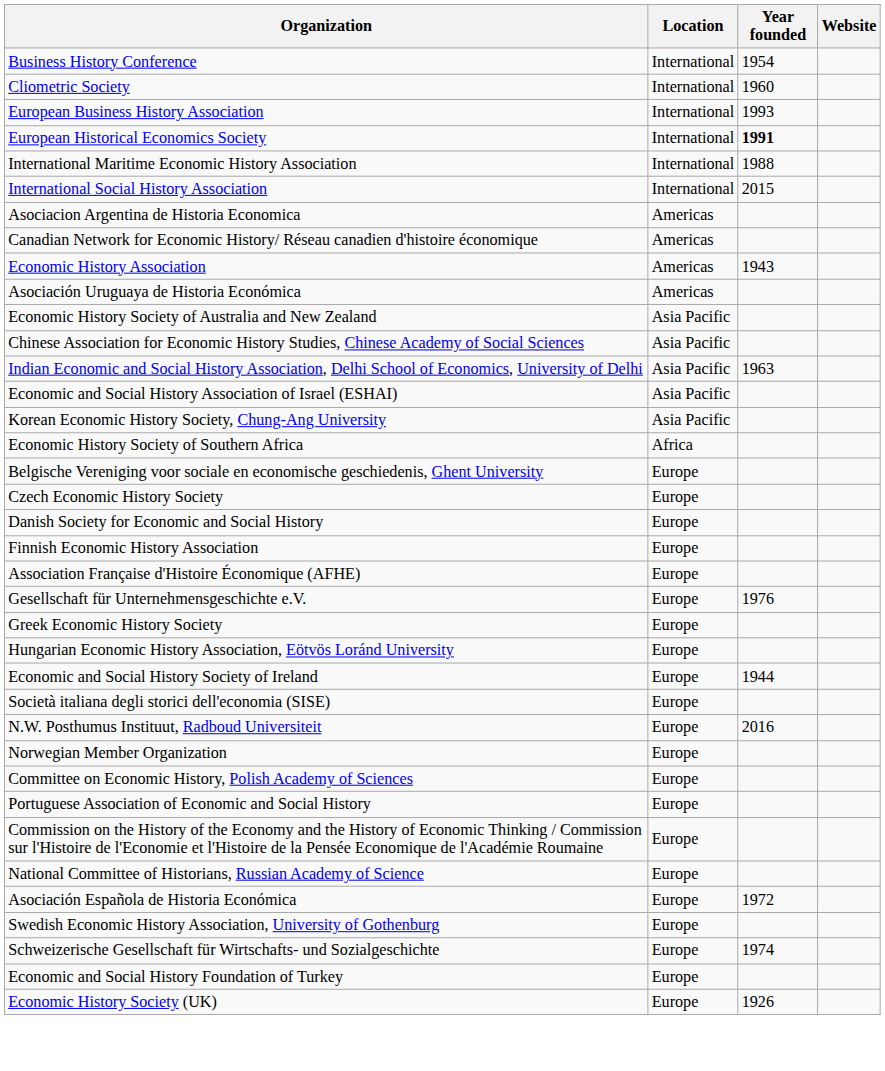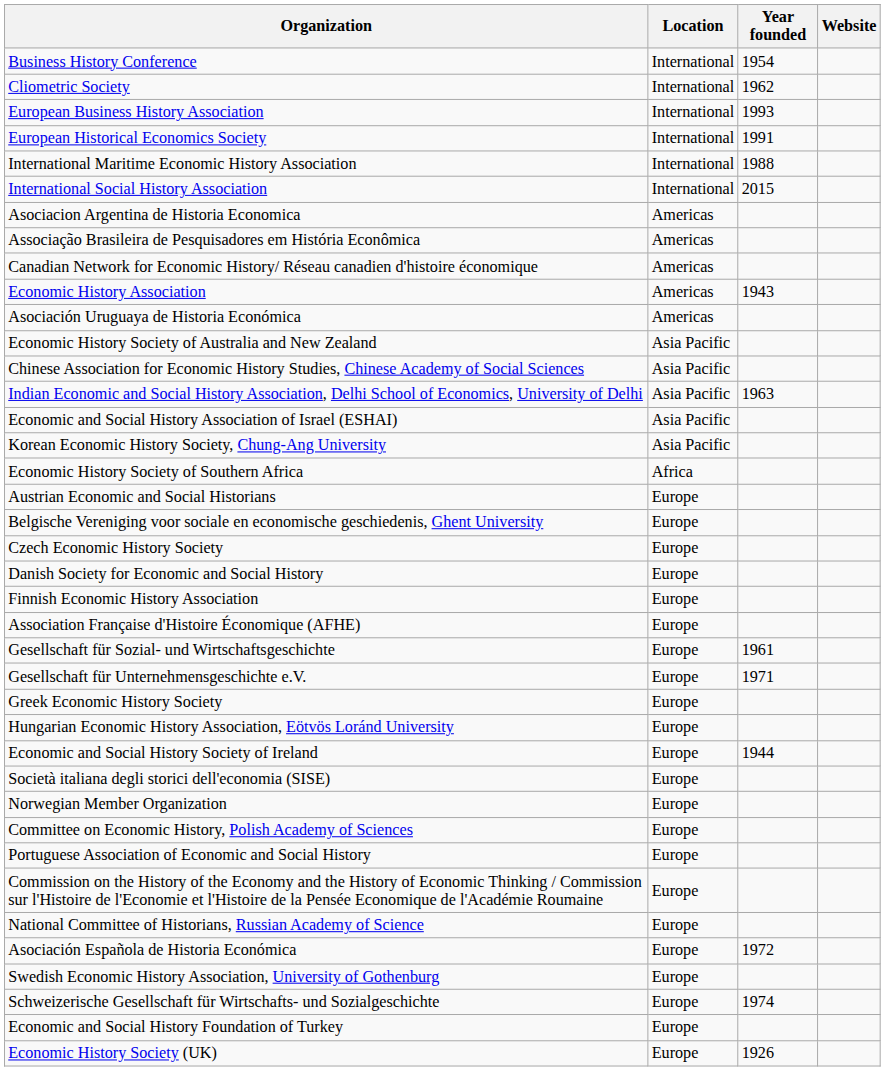(758, 86) 1960 -> (758, 86) 1962
(758, 138) bold -> (758, 138) normal
+ row: (214, 240)
+ row: (142, 496)
+ row: (172, 650)
(758, 599) 1976 -> (758, 676) 1971
- row: (165, 727)
